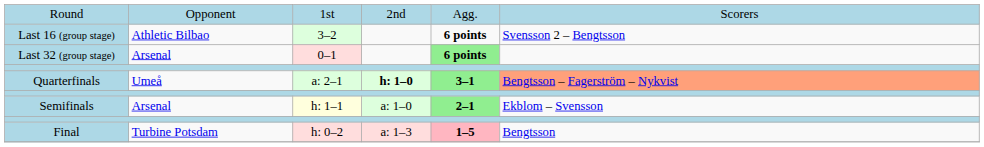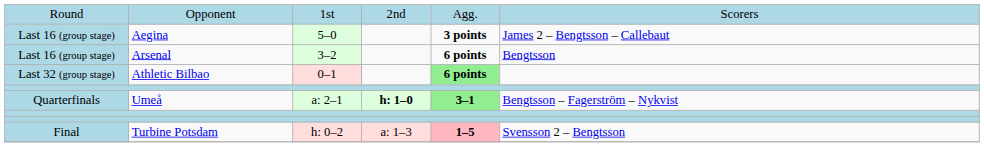+ row: (67, 34)
(170, 34) Athletic Bilbao -> (151, 54) Arsenal
(564, 34) Svensson 2 – Bengtsson -> (529, 54) Bengtsson
(151, 54) Arsenal -> (170, 74) Athletic Bilbao
(590, 80) lightsalmon background -> (590, 100) no background
- row: (67, 106)
(529, 132) Bengtsson -> (564, 132) Svensson 2 – Bengtsson
